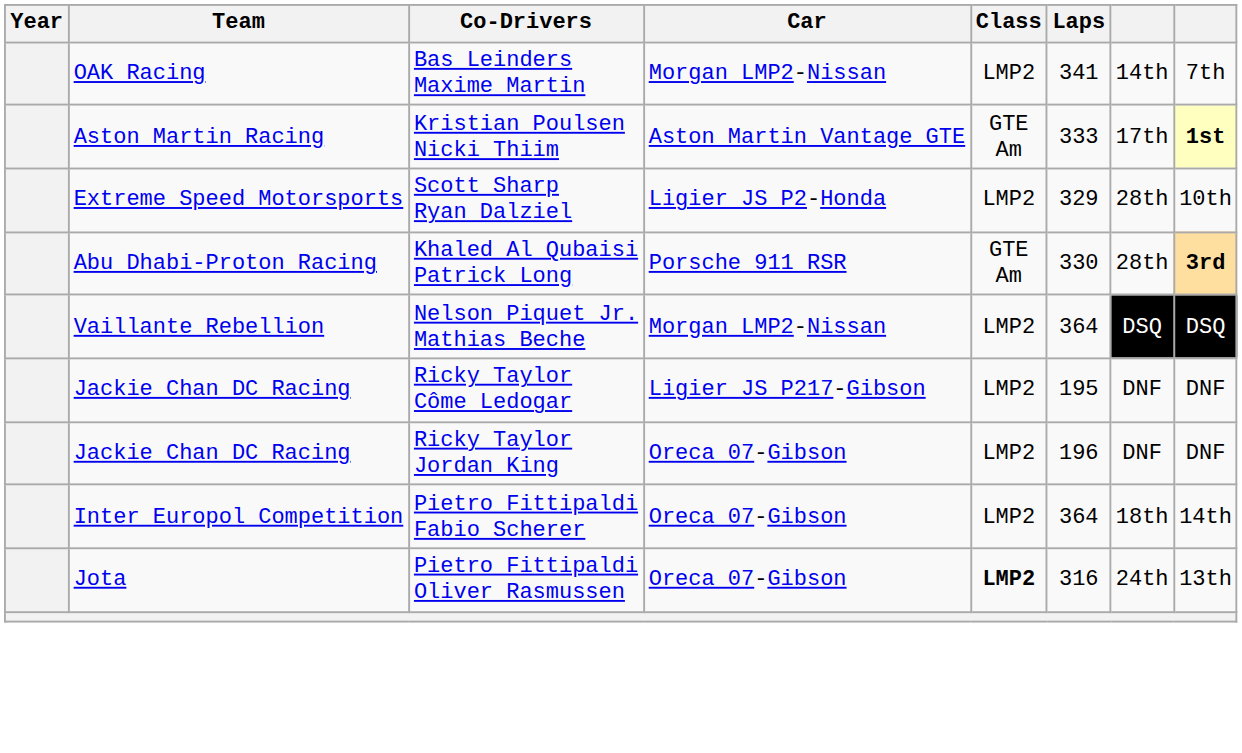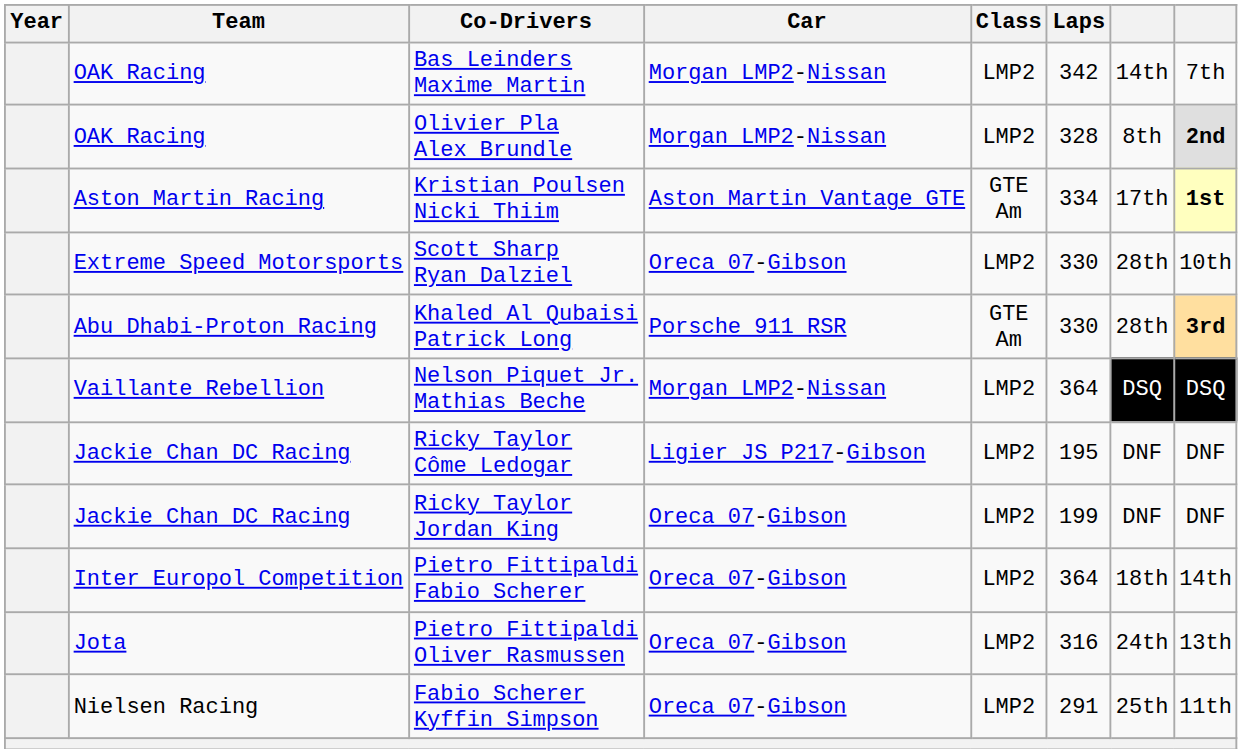(1079, 73) 341 -> (1079, 73) 342
+ row: (493, 136)
(1079, 136) 333 -> (1079, 200) 334
(767, 200) Ligier JS P2-Honda -> (748, 263) Oreca 07-Gibson
(1079, 200) 329 -> (1079, 263) 330
(1079, 453) 196 -> (1079, 516) 199
(1009, 579) bold -> (1009, 643) normal
+ row: (506, 706)
